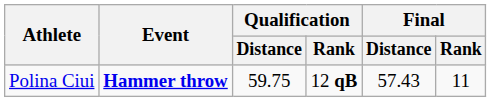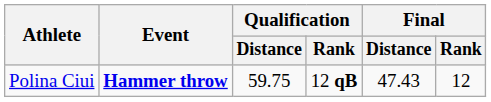(399, 80) 57.43 -> (399, 80) 47.43
(461, 80) 11 -> (461, 80) 12
